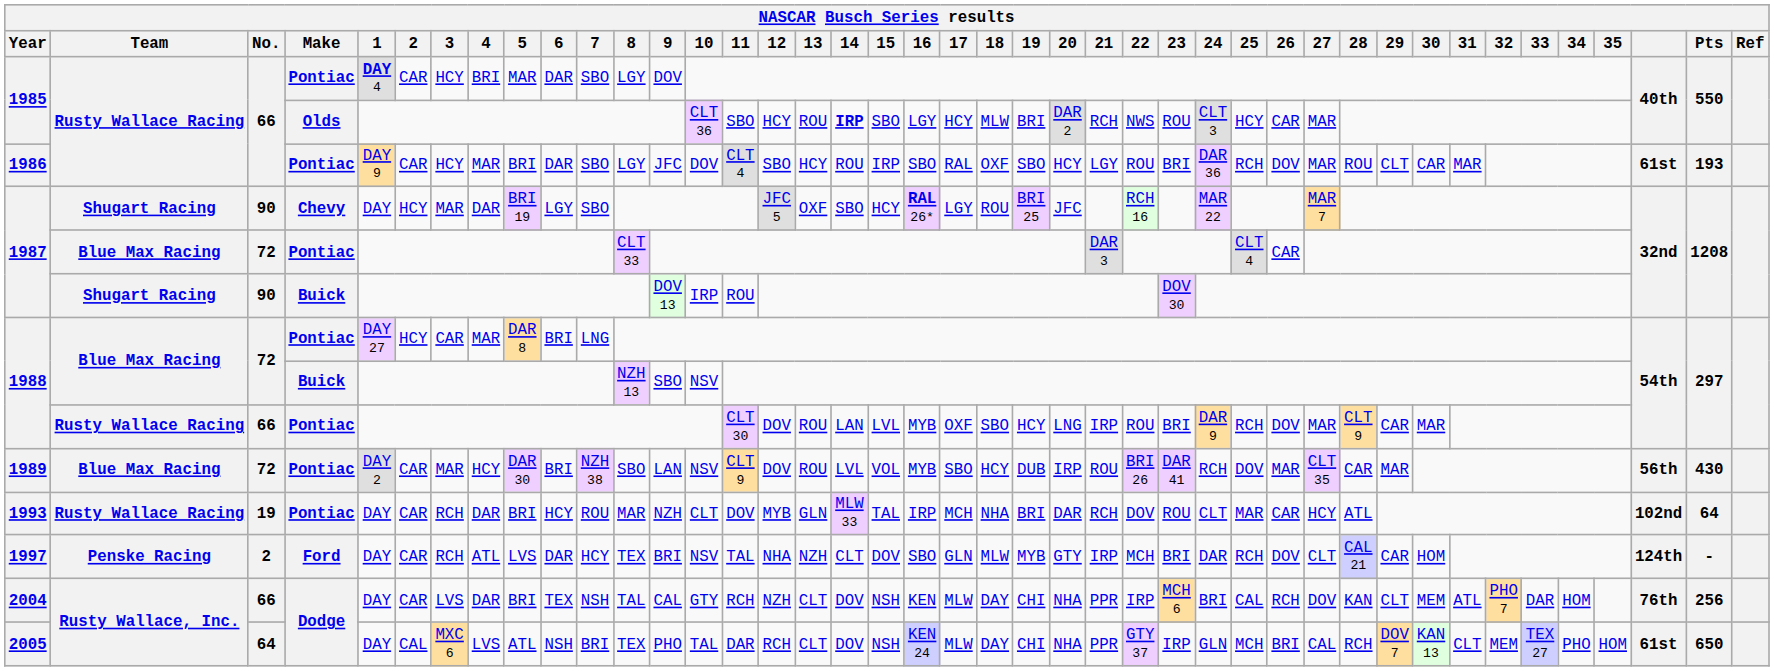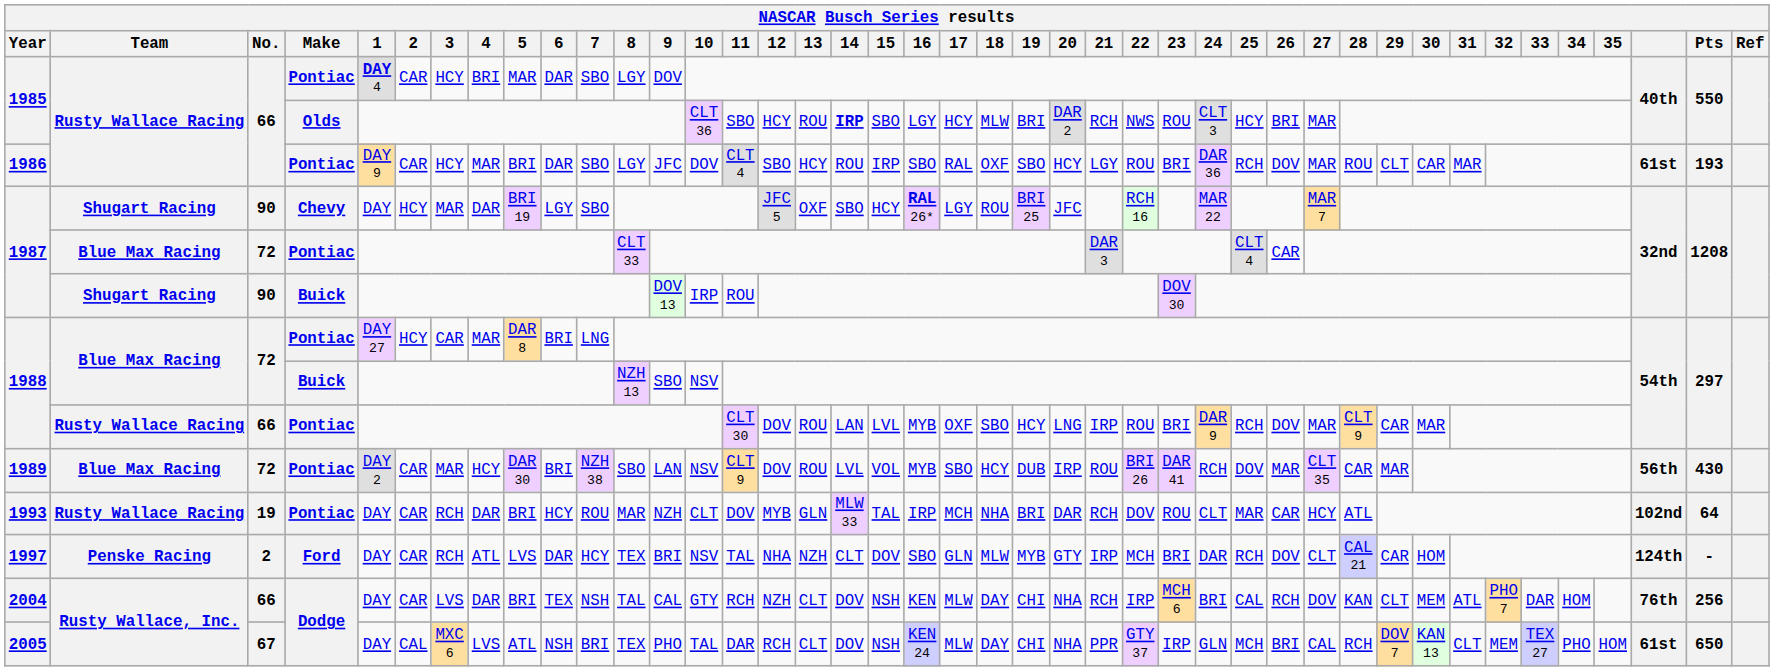(1286, 121) CAR -> (1286, 121) BRI
(1104, 600) PPR -> (1104, 600) RCH
(266, 644) 64 -> (266, 644) 67
